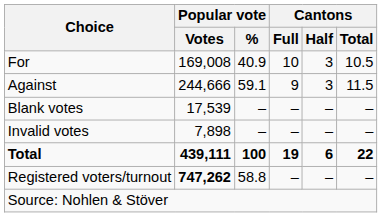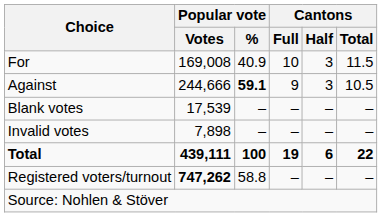(359, 62) 10.5 -> (360, 62) 11.5
(252, 85) normal -> (252, 85) bold
(360, 85) 11.5 -> (359, 85) 10.5
